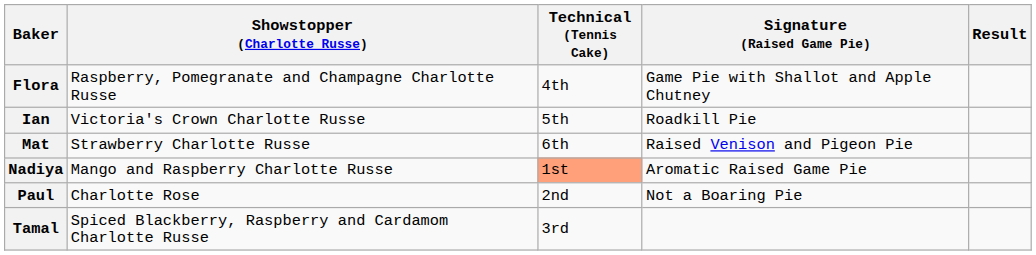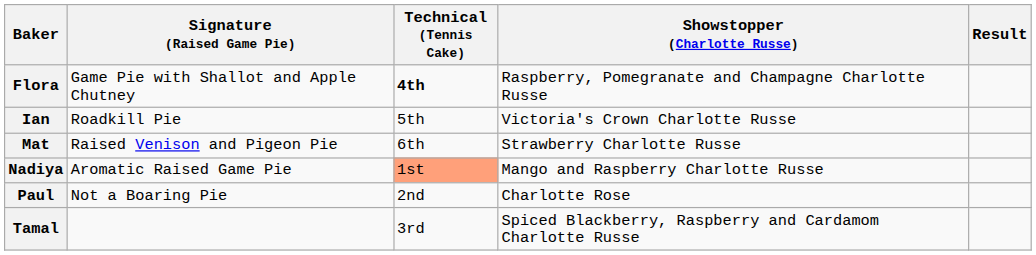columns swapped: (805, 34) <-> (302, 34)
(555, 86) normal -> (411, 86) bold
